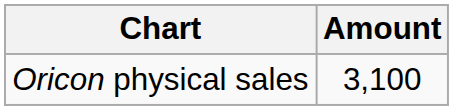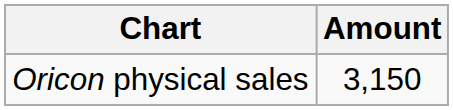(382, 79) 3,100 -> (382, 79) 3,150
